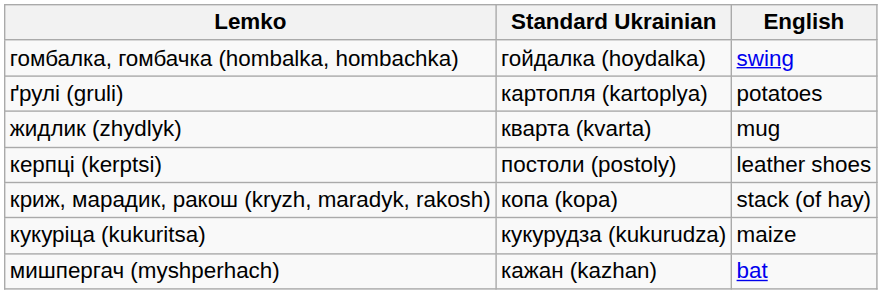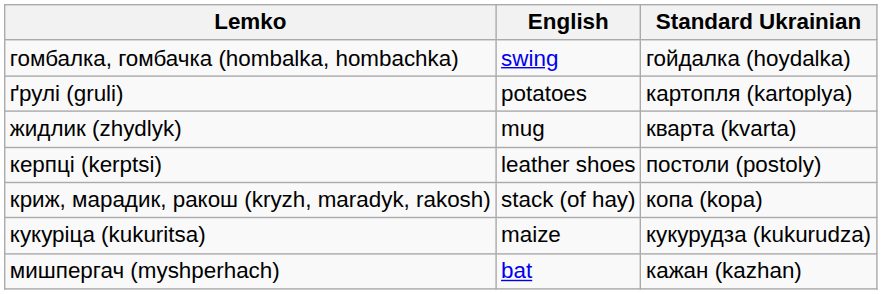columns swapped: (614, 22) <-> (804, 22)
